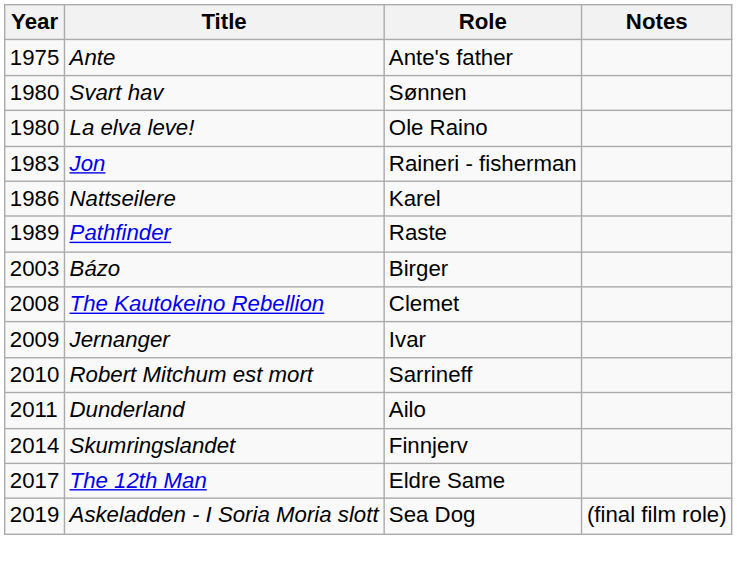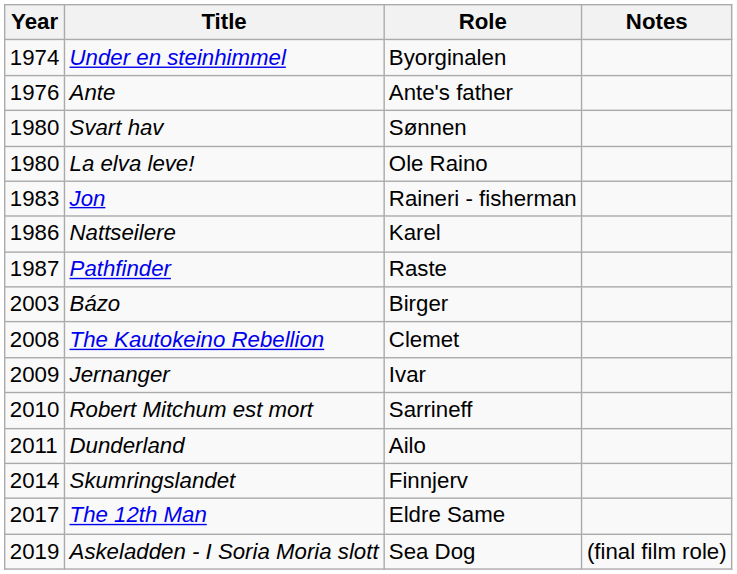+ row: (178, 57)
(35, 57) 1975 -> (35, 92) 1976
(35, 233) 1989 -> (35, 269) 1987
